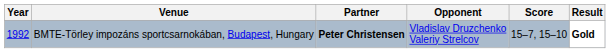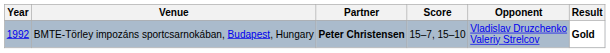columns swapped: (458, 13) <-> (539, 13)
